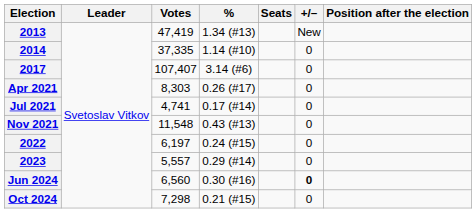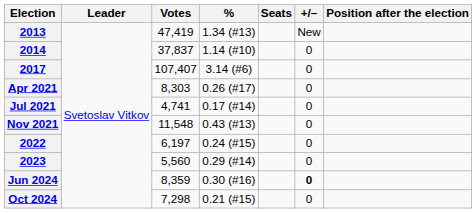(176, 50) 37,335 -> (176, 50) 37,837
(176, 161) 5,557 -> (176, 161) 5,560
(176, 180) 6,560 -> (176, 180) 8,359
